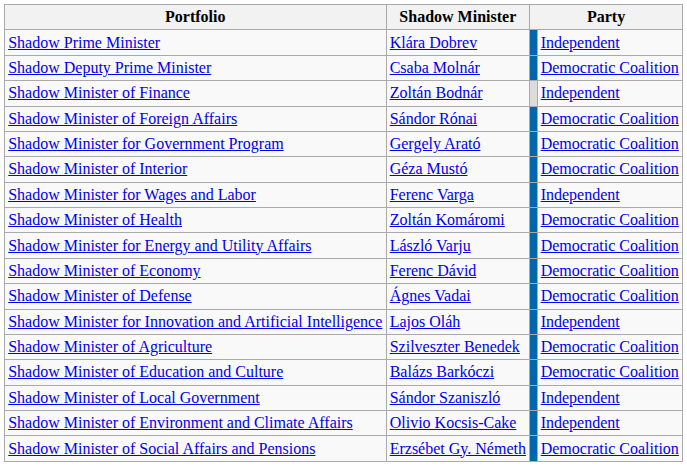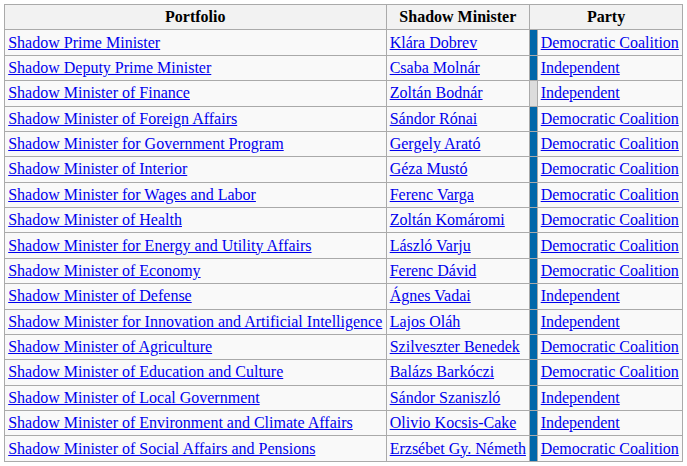(580, 42) Independent -> (610, 42) Democratic Coalition
(610, 67) Democratic Coalition -> (580, 67) Independent
(580, 194) Independent -> (610, 194) Democratic Coalition
(610, 296) Democratic Coalition -> (580, 296) Independent
